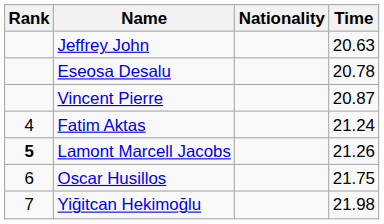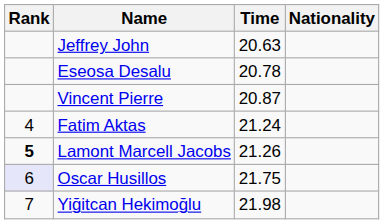columns swapped: (282, 18) <-> (354, 18)
(29, 178) no background -> (29, 178) lavender background
